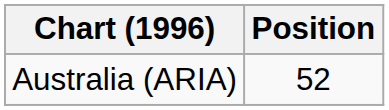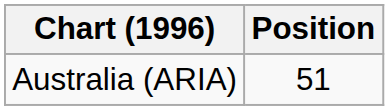(313, 79) 52 -> (313, 79) 51
